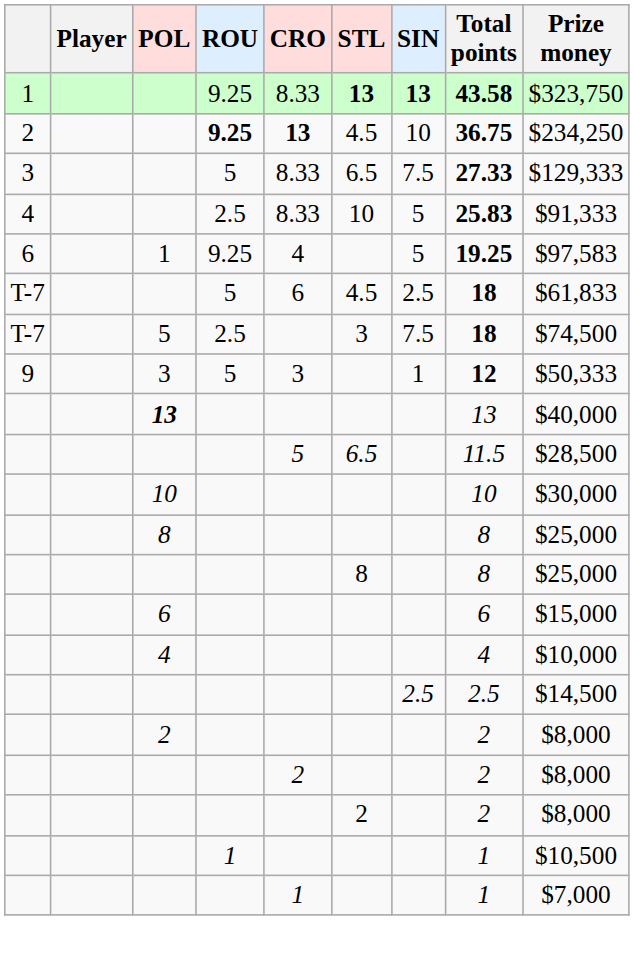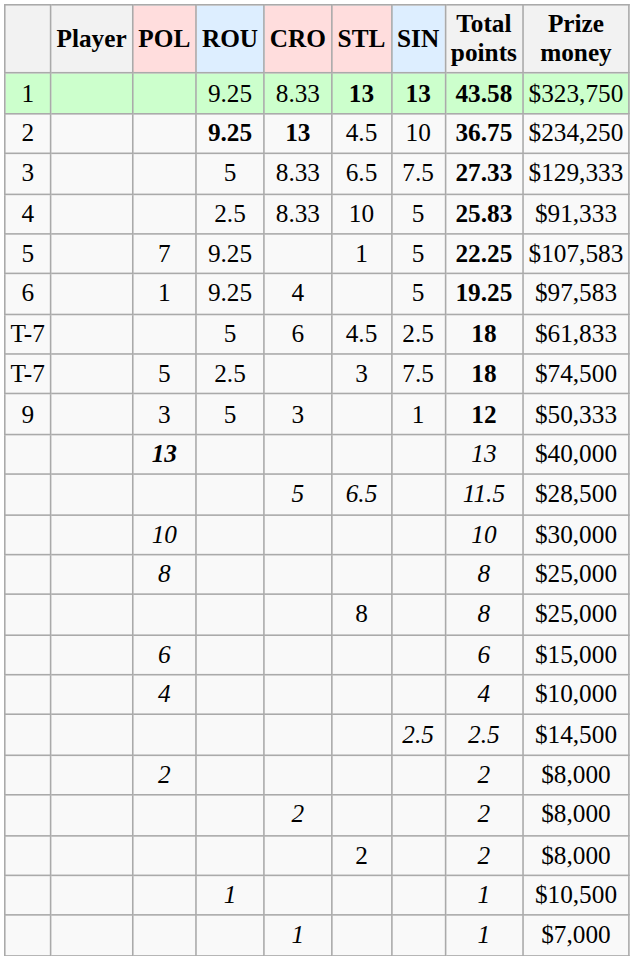+ row: (28, 253)
